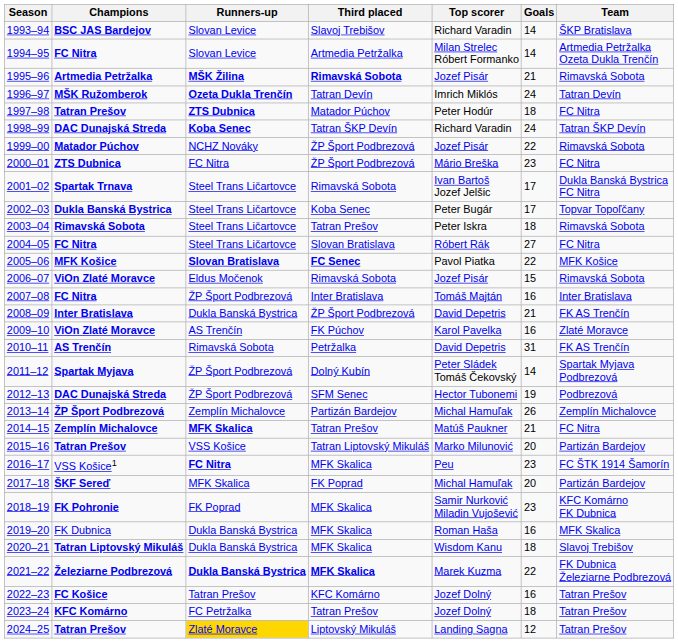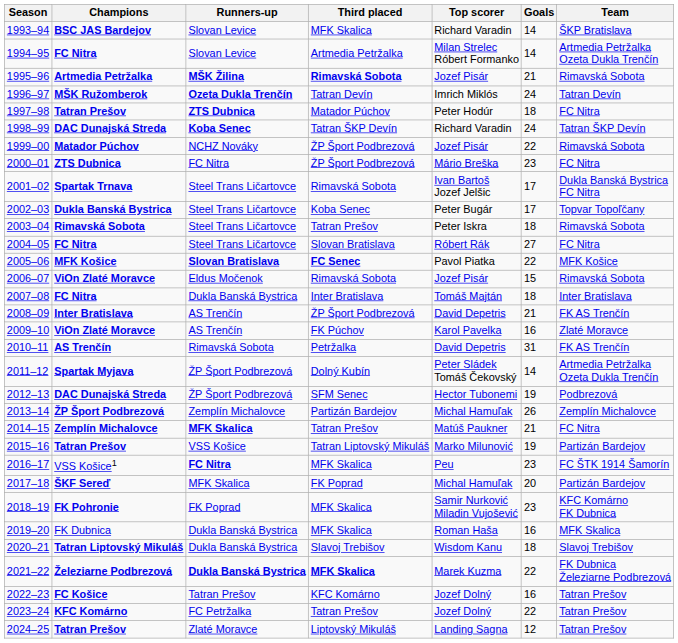(348, 30) Slavoj Trebišov -> (341, 30) MFK Skalica
(240, 296) ŽP Šport Podbrezová -> (243, 296) Dukla Banská Bystrica
(530, 296) 16 -> (530, 296) 18
(243, 313) Dukla Banská Bystrica -> (215, 313) AS Trenčín
(597, 371) Spartak Myjava Podbrezová -> (609, 371) Artmedia Petržalka Ozeta Dukla Trenčín
(530, 446) 20 -> (530, 446) 19
(341, 548) MFK Skalica -> (348, 548) Slavoj Trebišov
(530, 612) 18 -> (530, 612) 22
(223, 629) gold background -> (223, 629) no background
